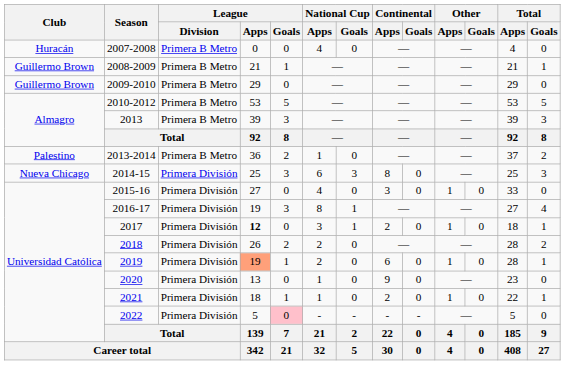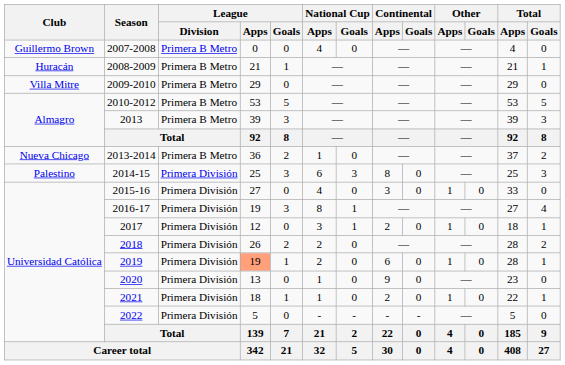(54, 48) Huracán -> (54, 48) Guillermo Brown
(54, 66) Guillermo Brown -> (54, 66) Huracán
(54, 84) Guillermo Brown -> (54, 84) Villa Mitre
(54, 155) Palestino -> (54, 155) Nueva Chicago
(54, 173) Nueva Chicago -> (54, 173) Palestino
(255, 226) bold -> (255, 226) normal
(286, 315) pink background -> (286, 315) no background
